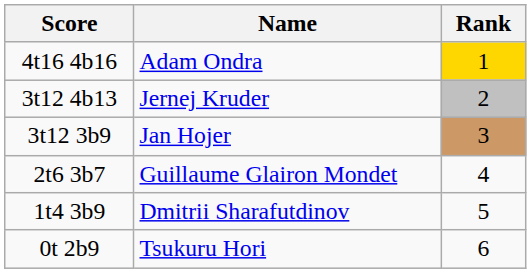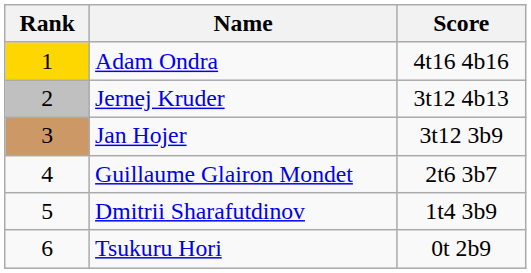columns swapped: (483, 23) <-> (69, 23)
